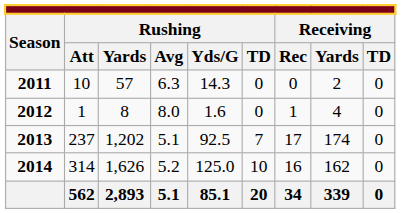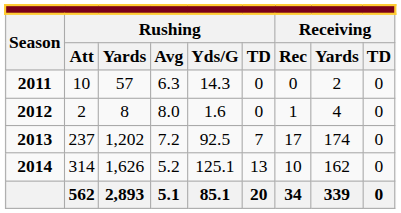(82, 111) 1 -> (82, 111) 2
(169, 139) 5.1 -> (169, 139) 7.2
(215, 166) 125.0 -> (215, 166) 125.1
(259, 166) 10 -> (259, 166) 13
(293, 166) 16 -> (293, 166) 10
